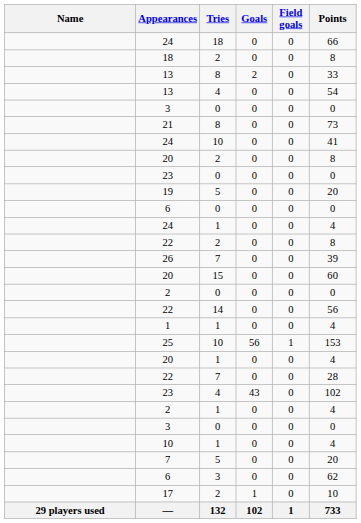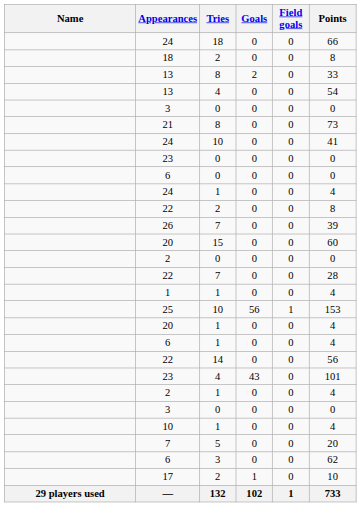- row: (168, 158)
- row: (168, 192)
rows swapped: (168, 376) <-> (168, 309)
+ row: (168, 342)
(333, 393) 102 -> (333, 376) 101
